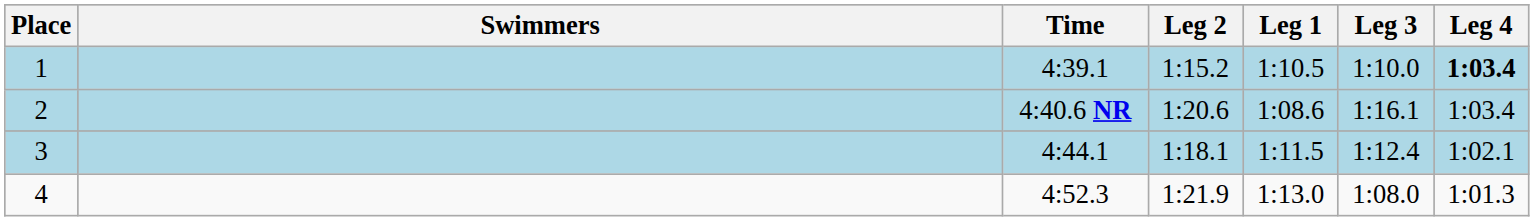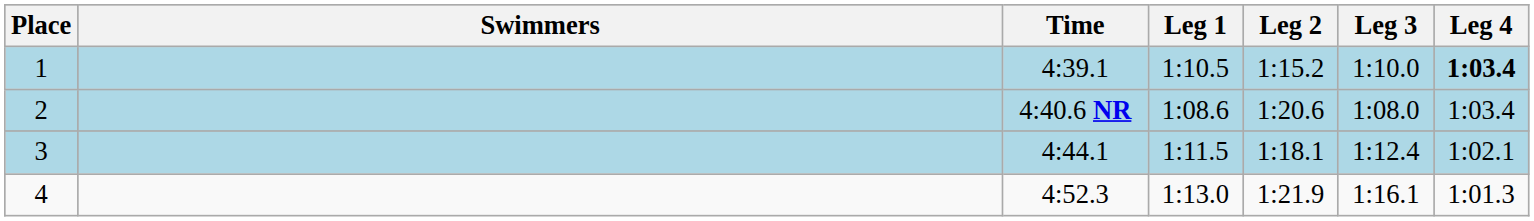columns swapped: (1291, 25) <-> (1195, 25)
(1386, 109) 1:16.1 -> (1386, 109) 1:08.0
(1386, 194) 1:08.0 -> (1386, 194) 1:16.1
